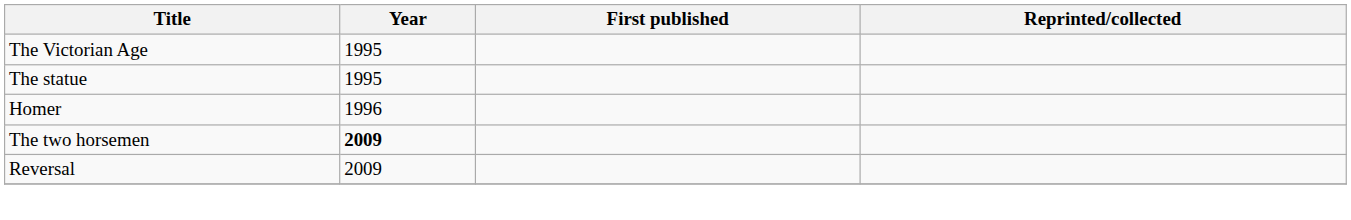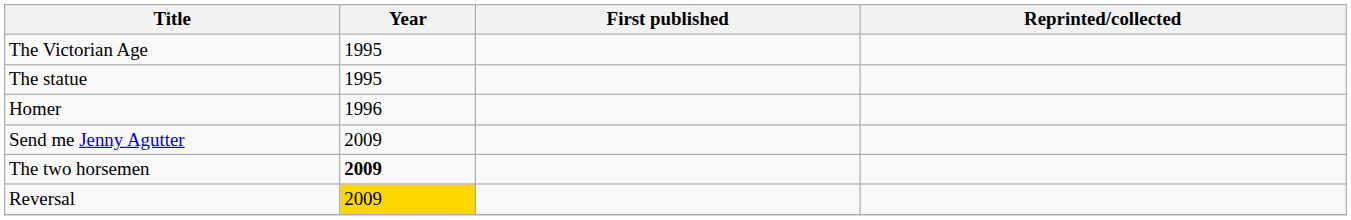+ row: (97, 139)
(363, 169) no background -> (363, 199) gold background
